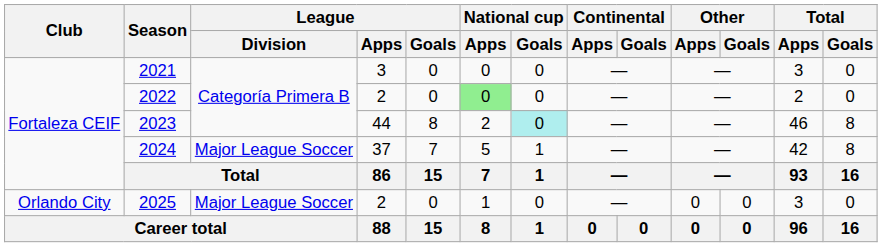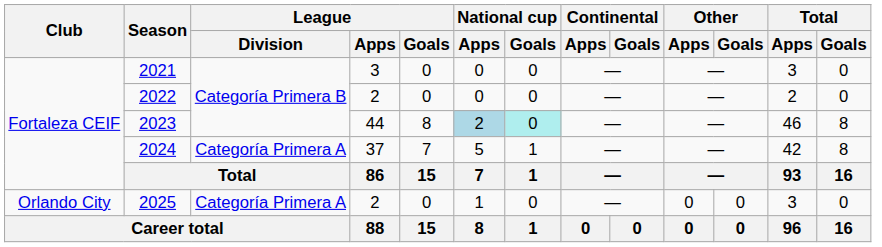(486, 96) lightgreen background -> (479, 96) no background
(486, 123) no background -> (479, 123) lightblue background
(274, 149) Major League Soccer -> (271, 149) Categoría Primera A
(274, 202) Major League Soccer -> (271, 202) Categoría Primera A
